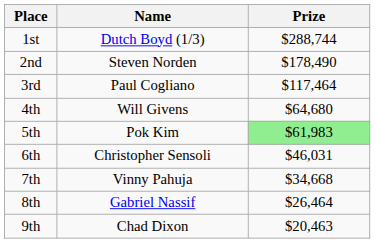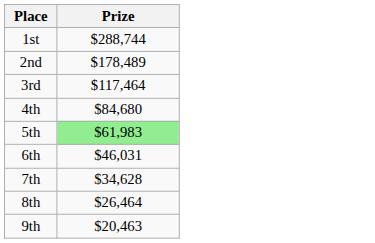- column: (153, 16)
(309, 62) $178,490 -> (118, 62) $178,489
(309, 109) $64,680 -> (118, 109) $84,680
(309, 179) $34,668 -> (118, 179) $34,628
